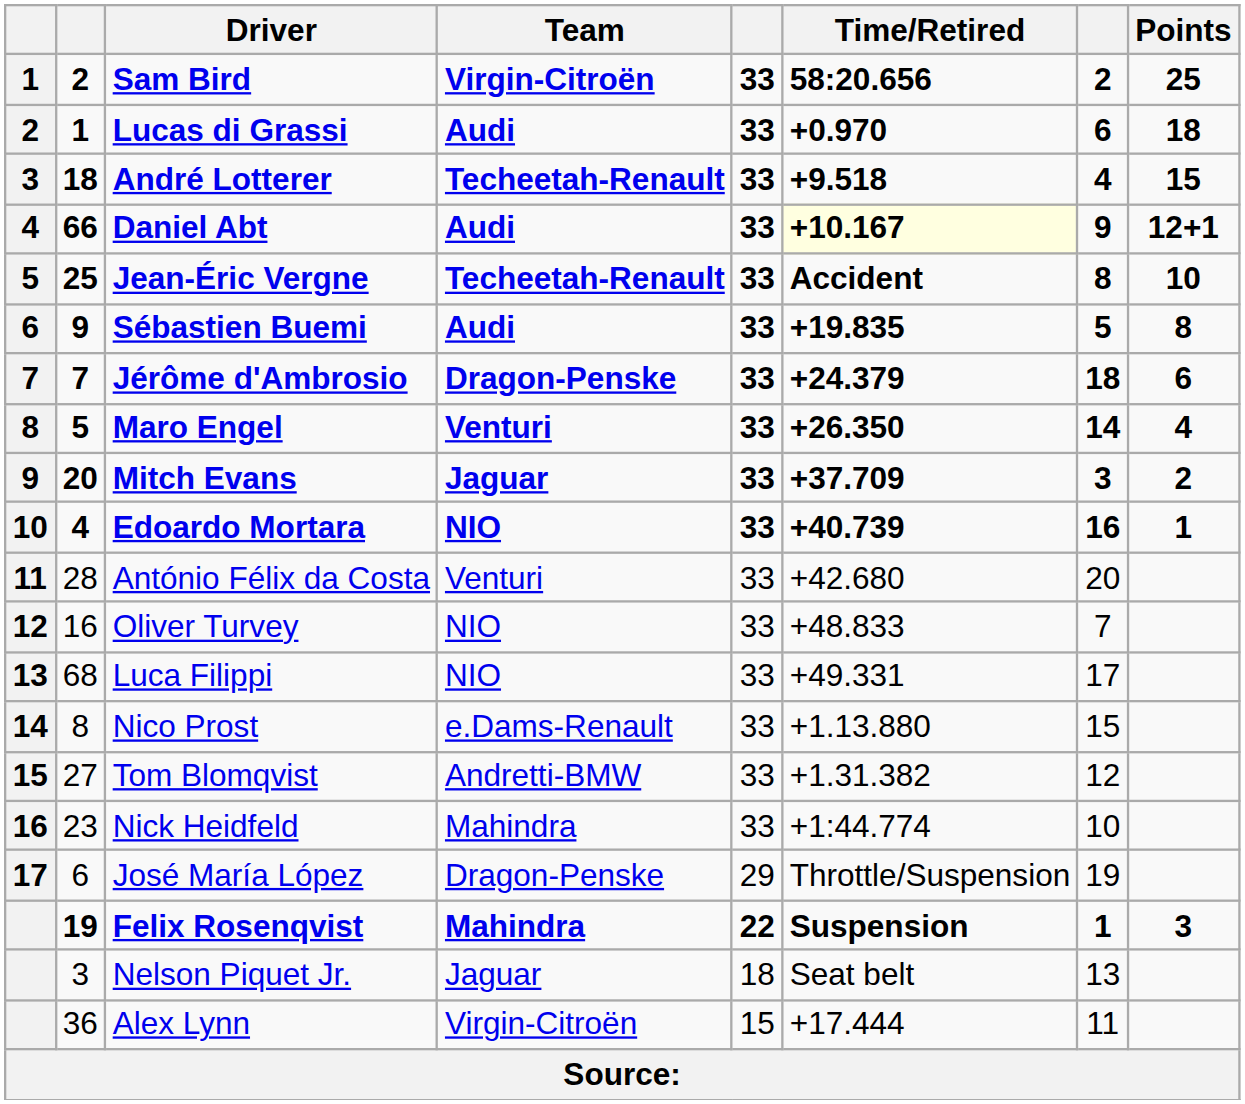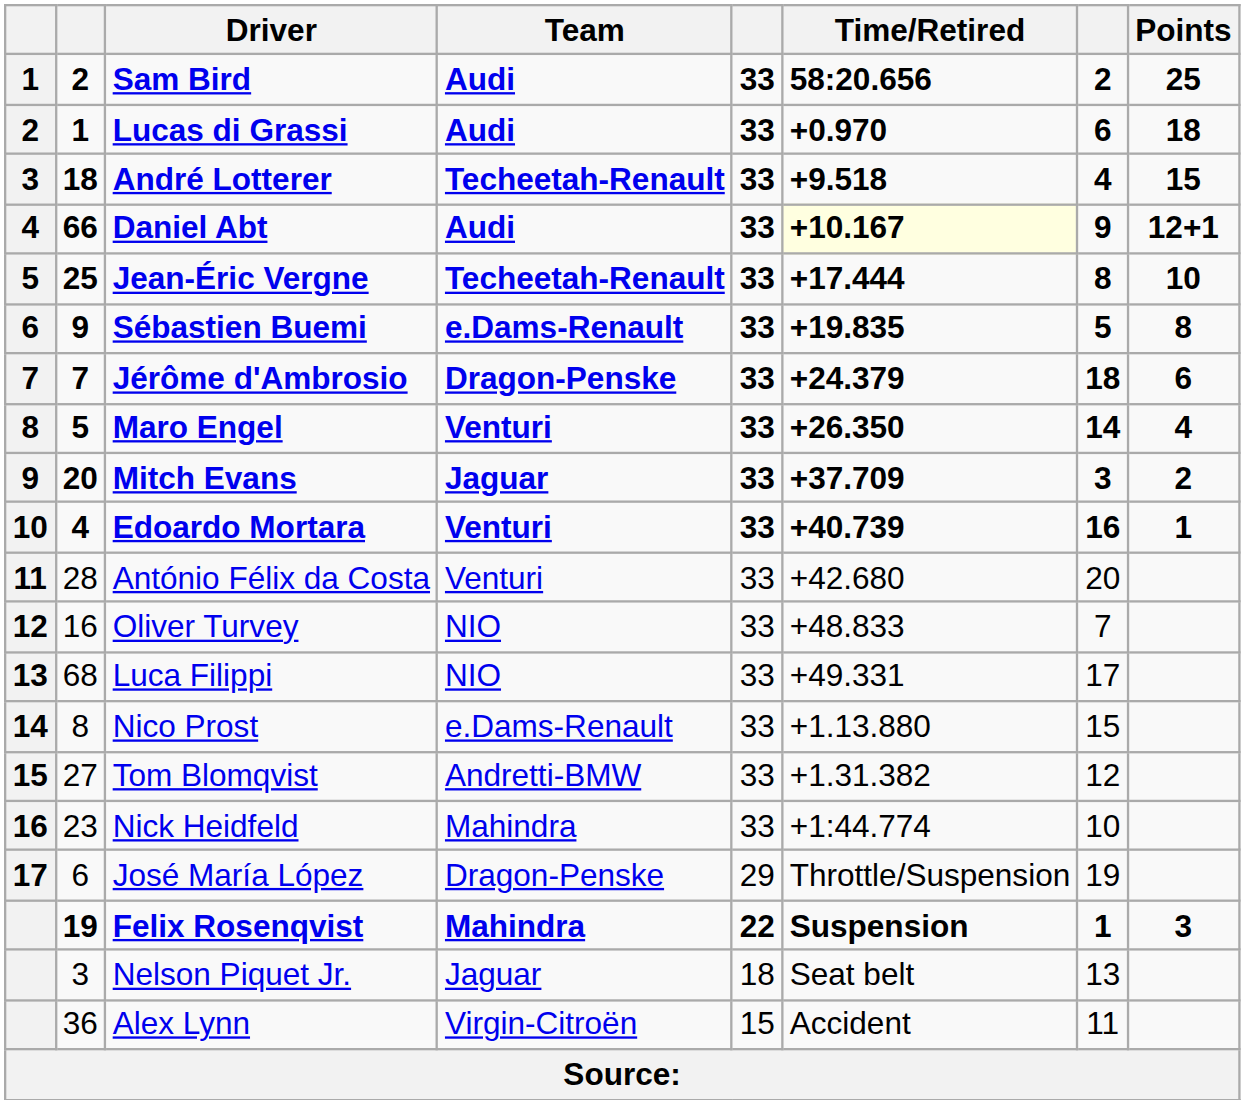(550, 79) Virgin-Citroën -> (480, 79) Audi
(856, 278) Accident -> (847, 278) +17.444
(480, 328) Audi -> (564, 328) e.Dams-Renault
(473, 527) NIO -> (498, 527) Venturi
(847, 1024) +17.444 -> (850, 1024) Accident
